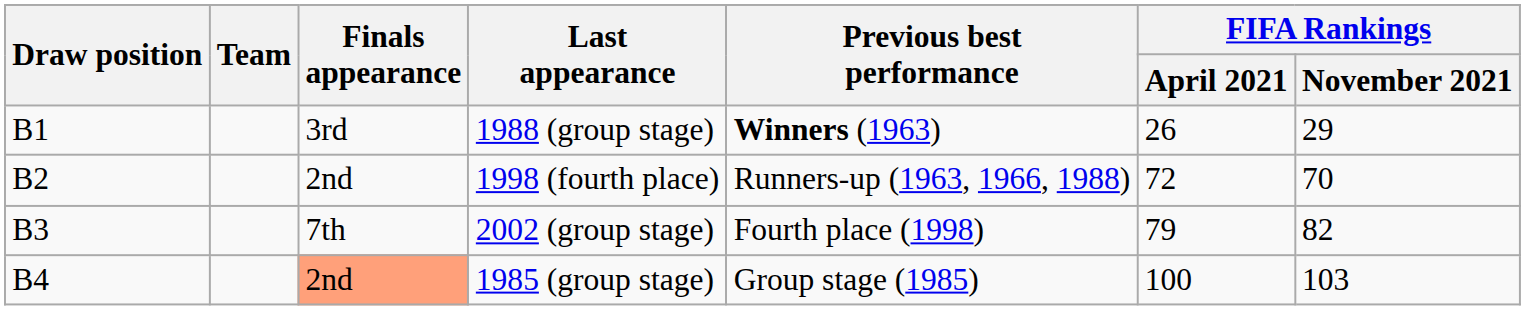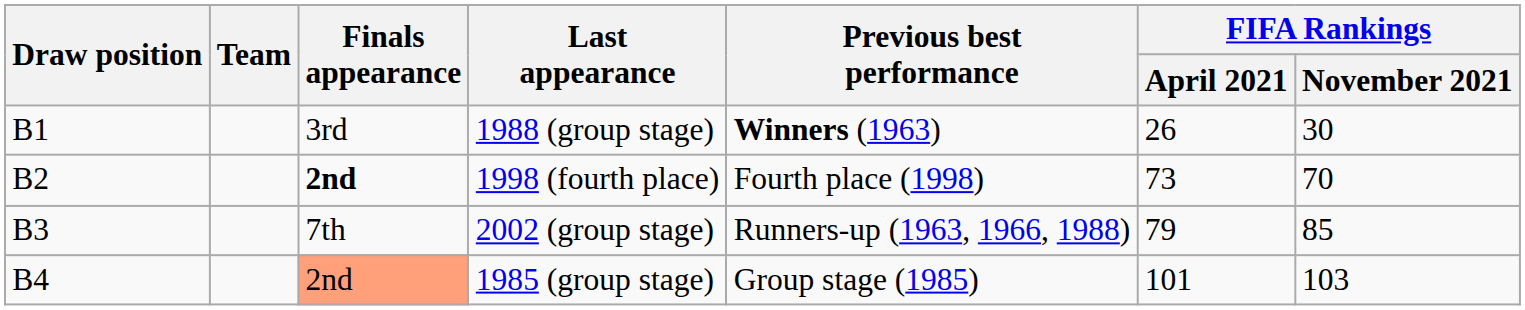(1318, 129) 29 -> (1318, 129) 30
(329, 179) normal -> (331, 179) bold
(932, 179) Runners-up (1963, 1966, 1988) -> (859, 179) Fourth place (1998)
(1161, 179) 72 -> (1161, 179) 73
(859, 229) Fourth place (1998) -> (932, 229) Runners-up (1963, 1966, 1988)
(1318, 229) 82 -> (1318, 229) 85
(1168, 279) 100 -> (1168, 279) 101
